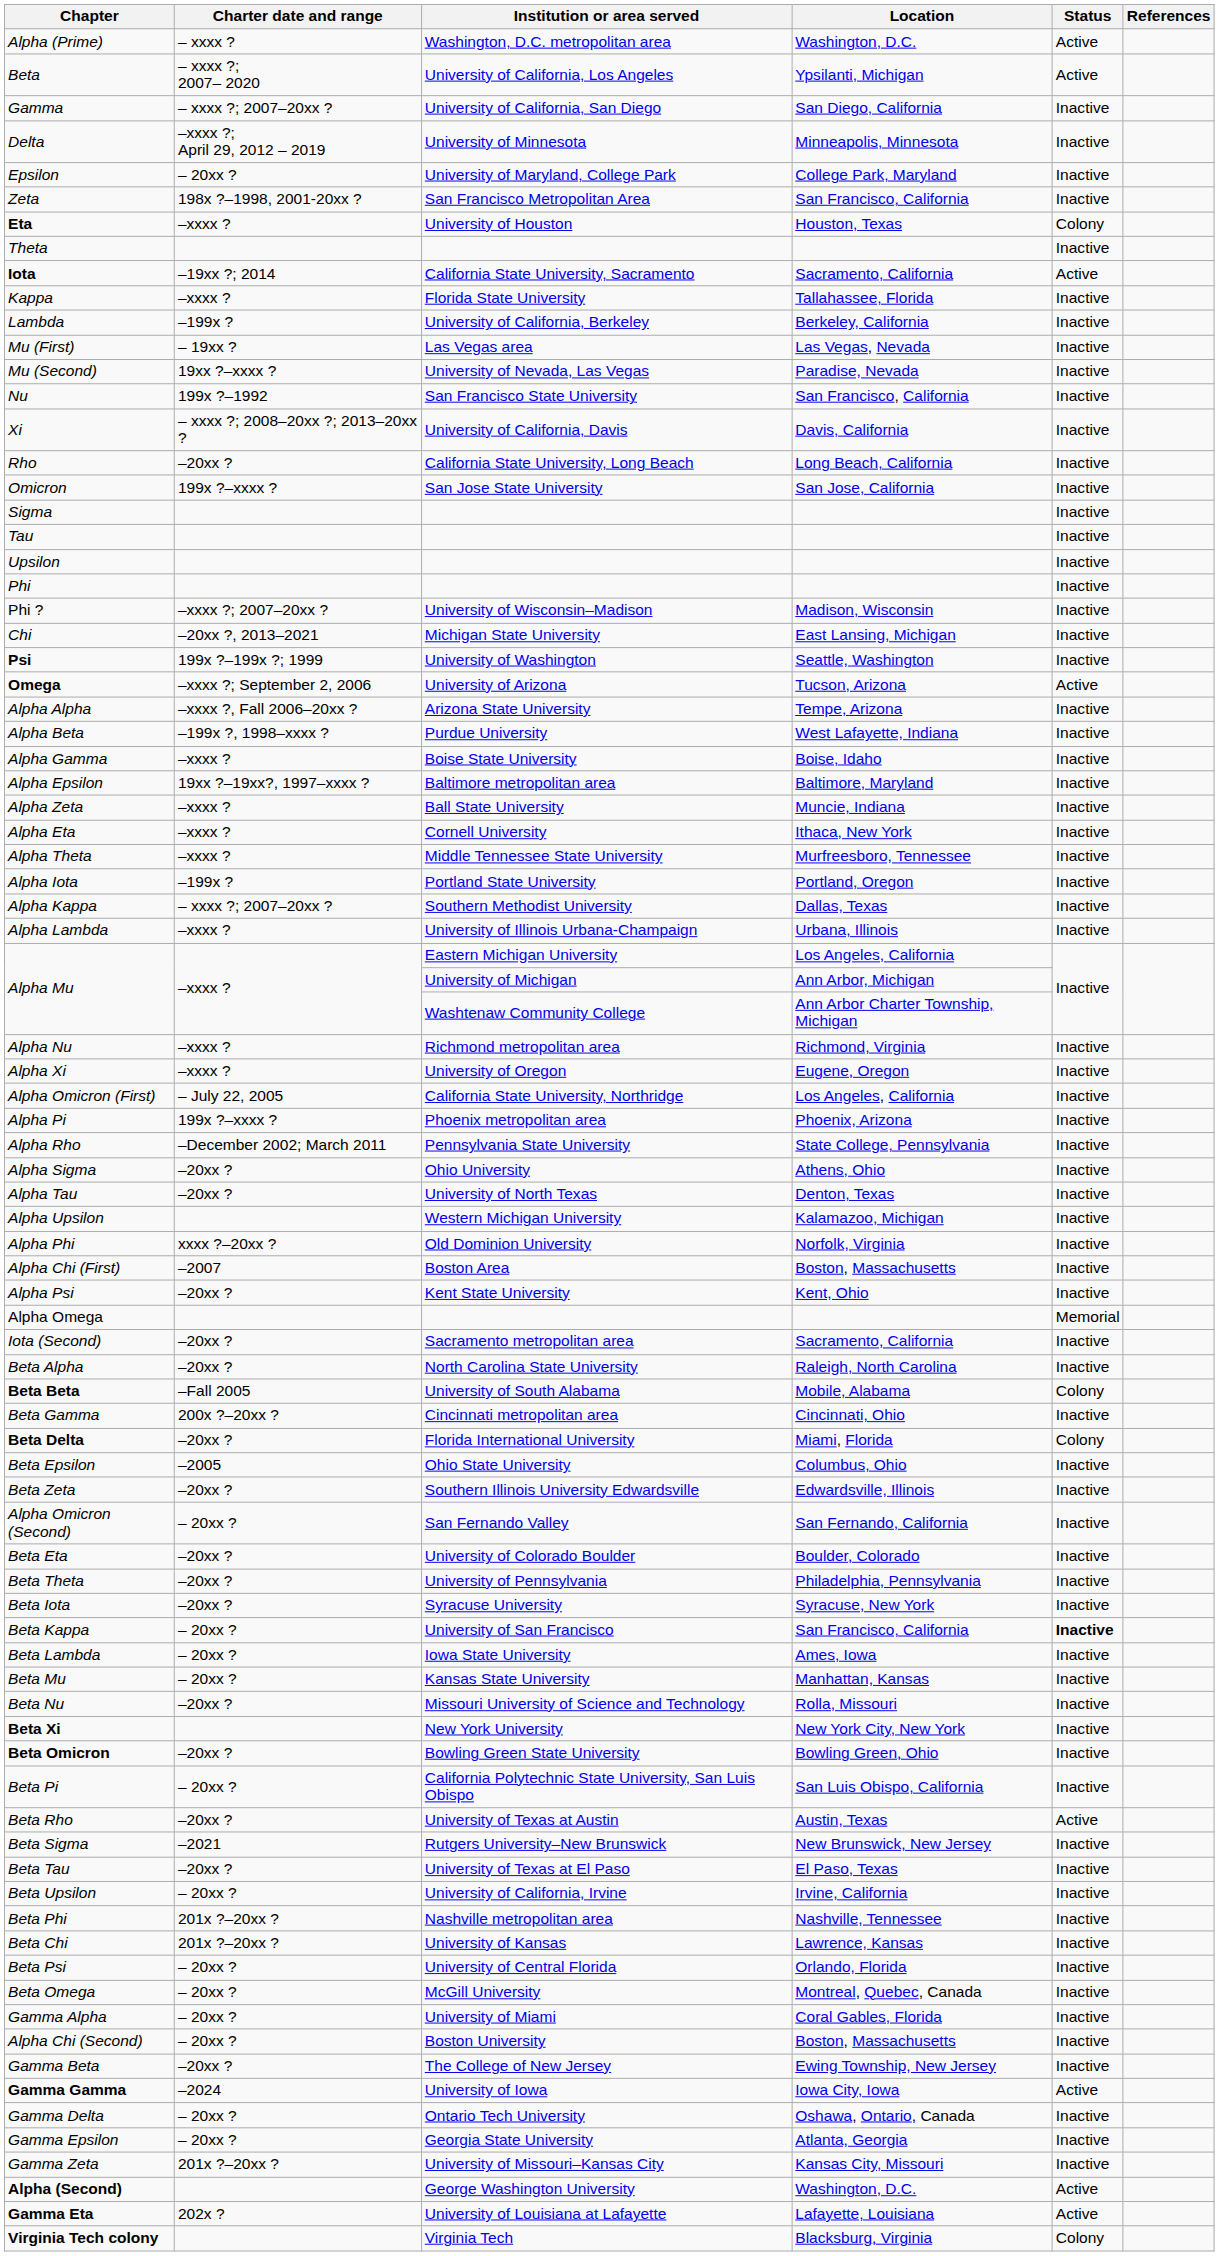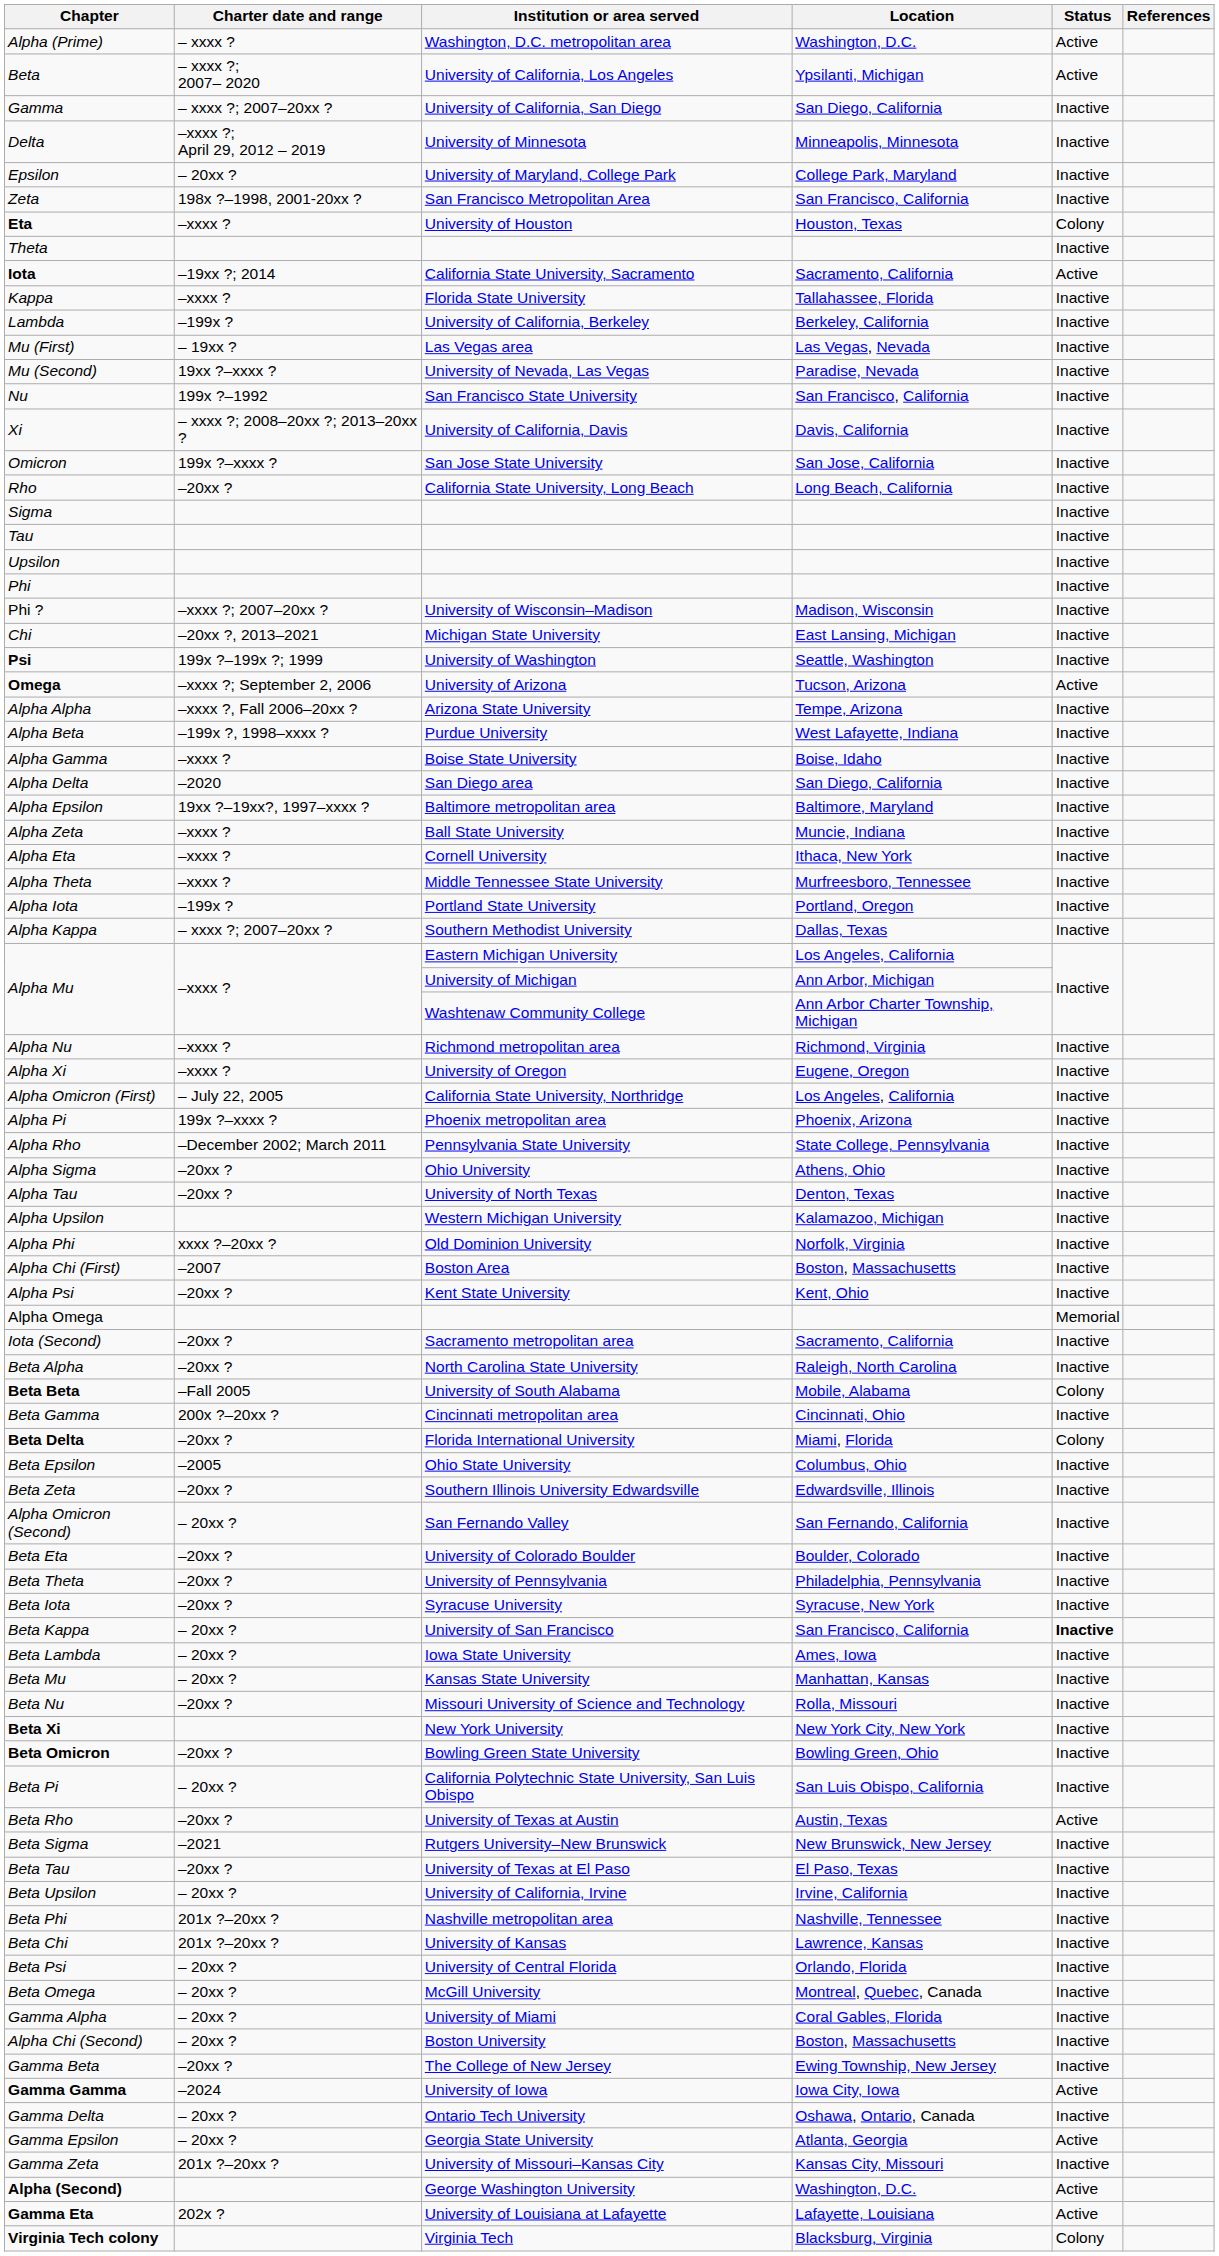rows swapped: (37, 487) <-> (22, 463)
+ row: (48, 782)
- row: (58, 930)
(1083, 2139) Inactive -> (1077, 2139) Active
